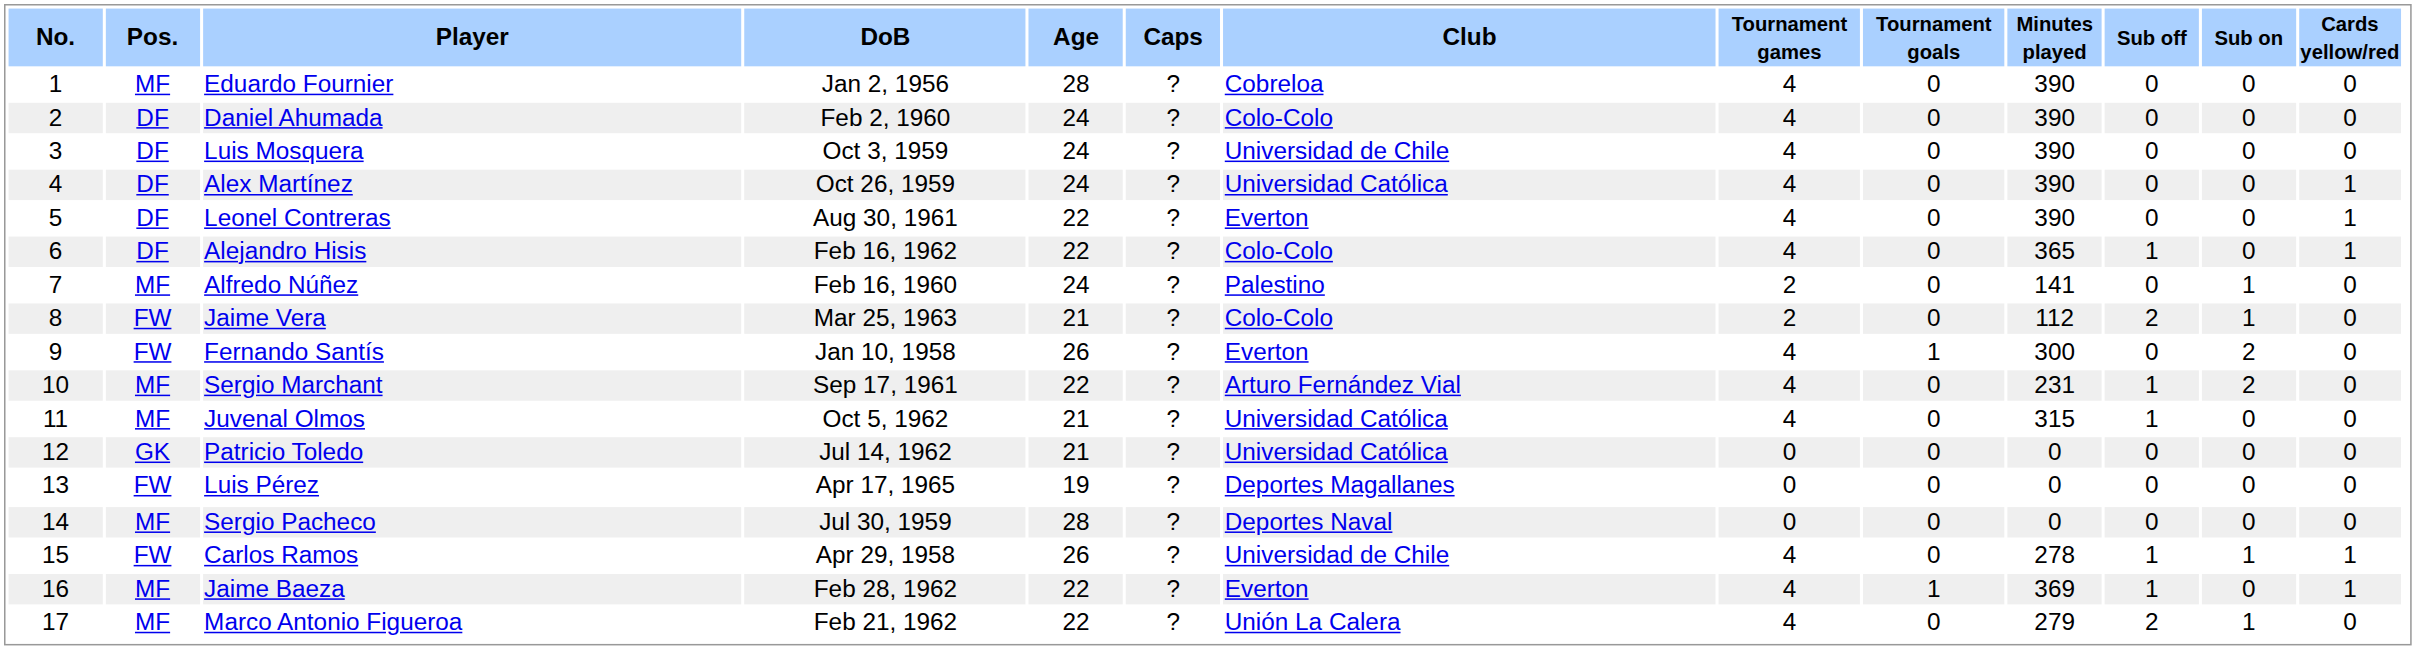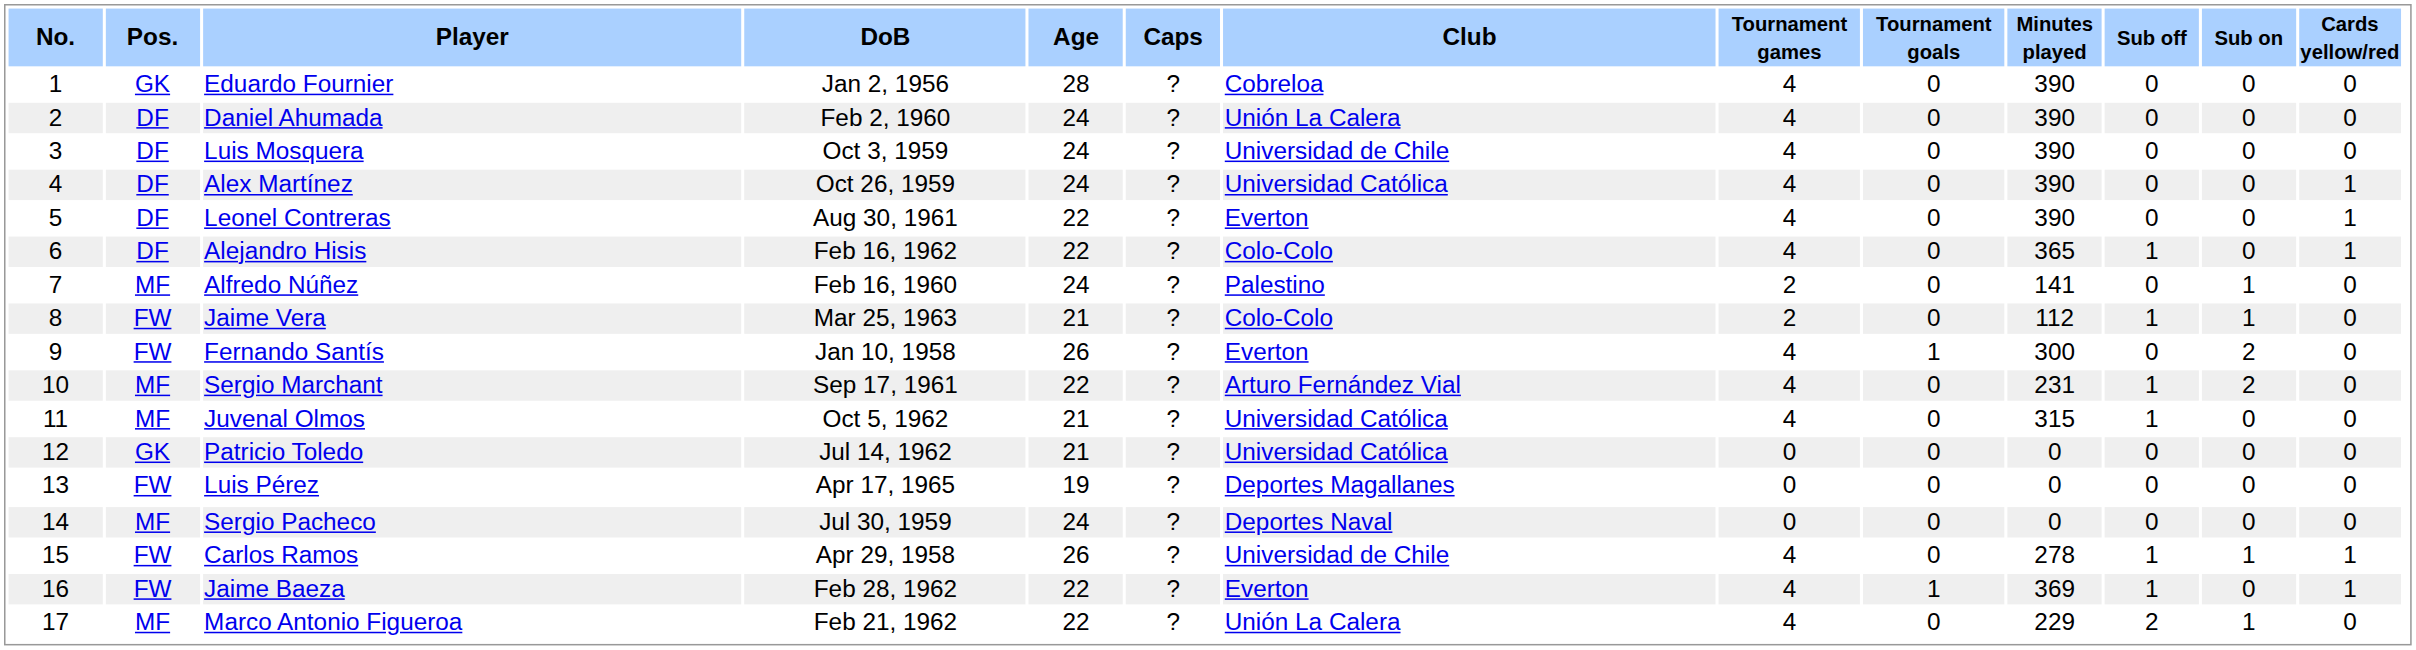(153, 84) MF -> (153, 84) GK
(1279, 117) Colo-Colo -> (1313, 117) Unión La Calera
(2152, 318) 2 -> (2152, 318) 1
(1076, 522) 28 -> (1076, 522) 24
(153, 588) MF -> (153, 588) FW
(2055, 622) 279 -> (2055, 622) 229
